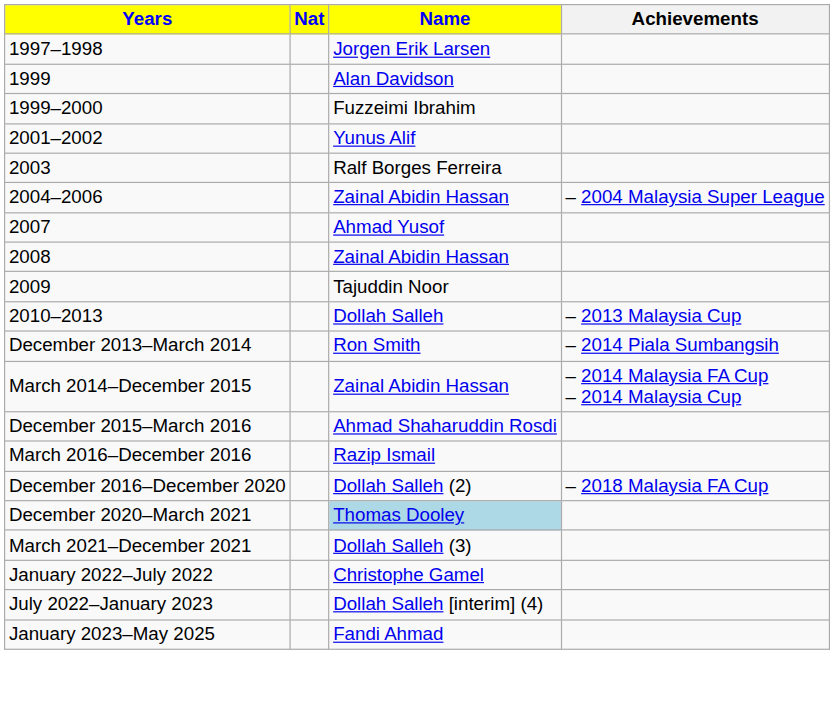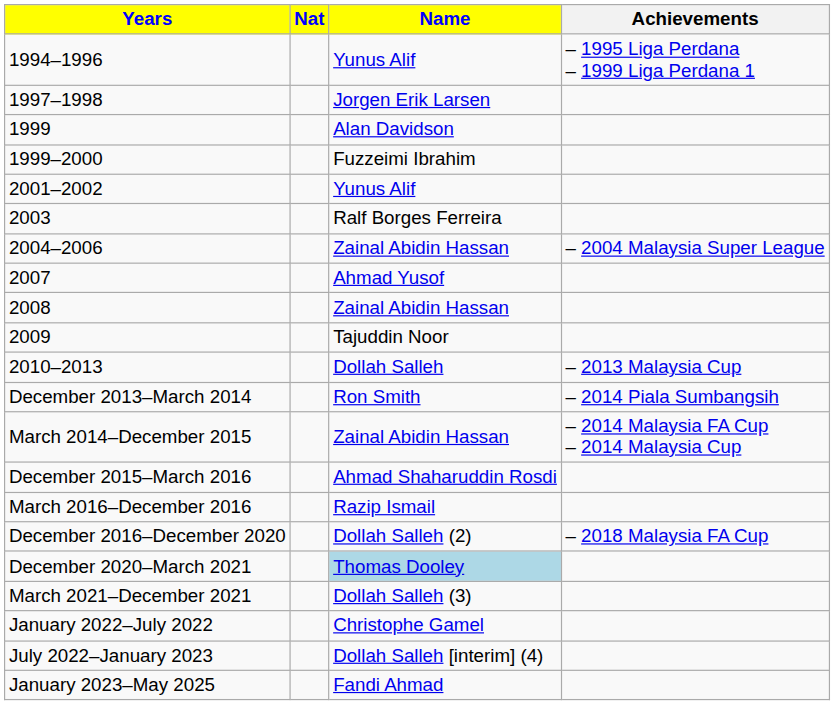+ row: (56, 59)
